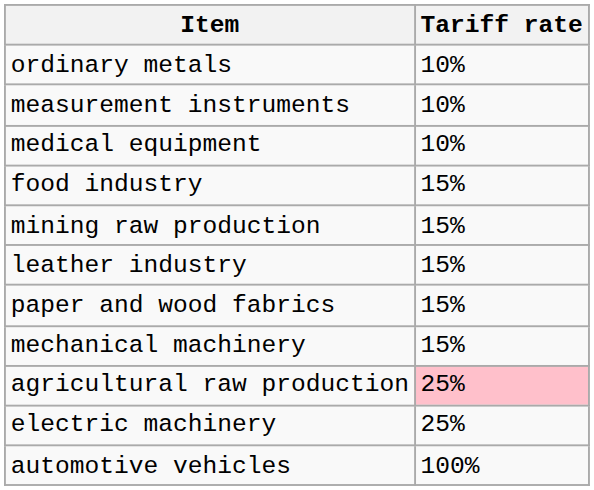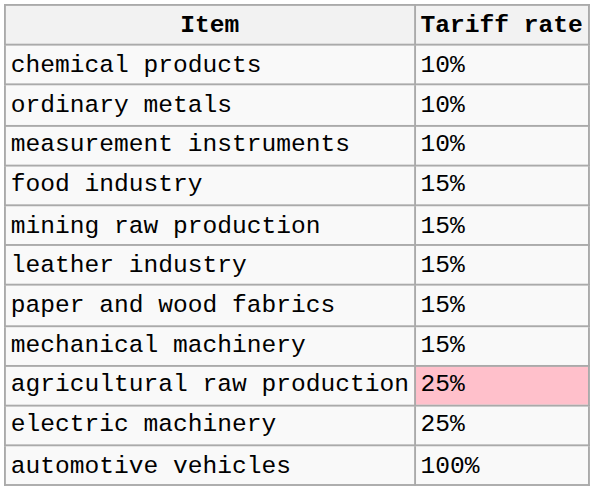+ row: (136, 65)
- row: (136, 145)
